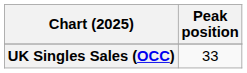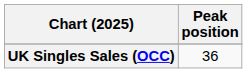(210, 56) 33 -> (210, 56) 36
